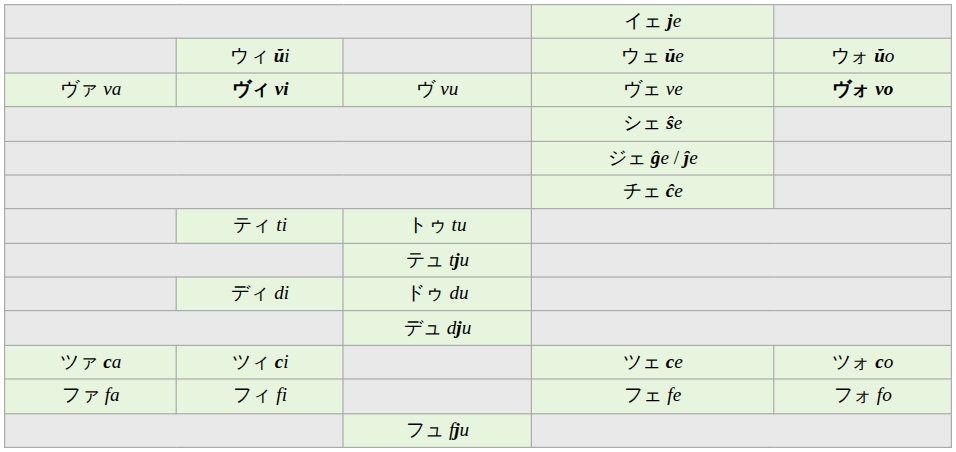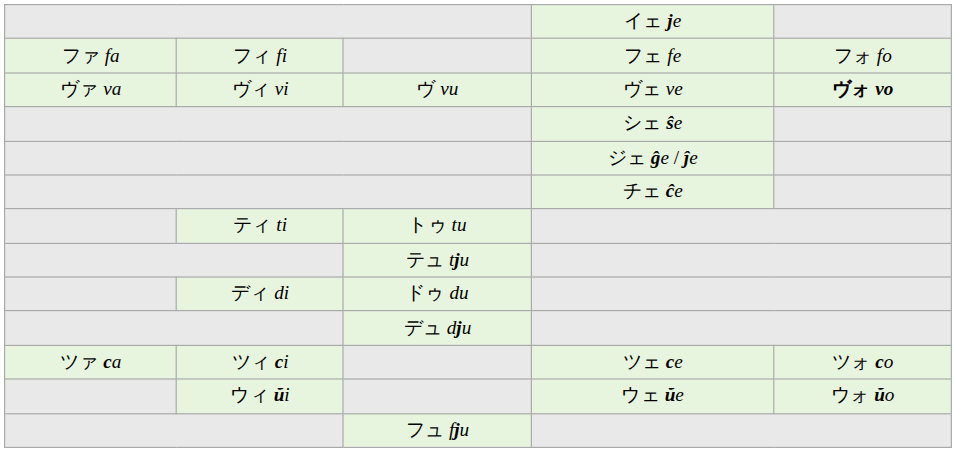rows swapped: (437, 56) <-> (437, 396)
(260, 89) bold -> (260, 89) normal
